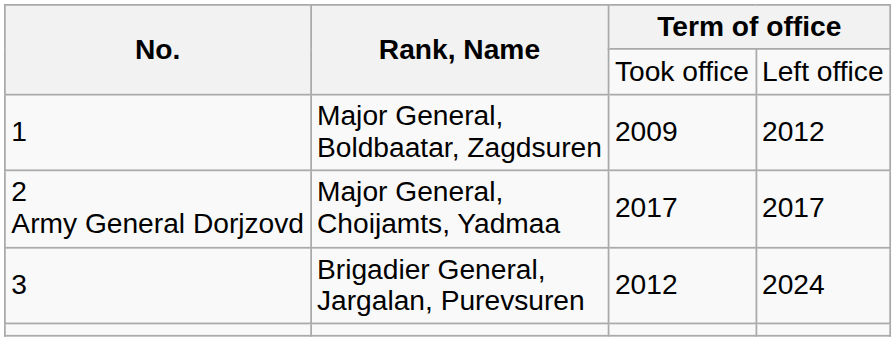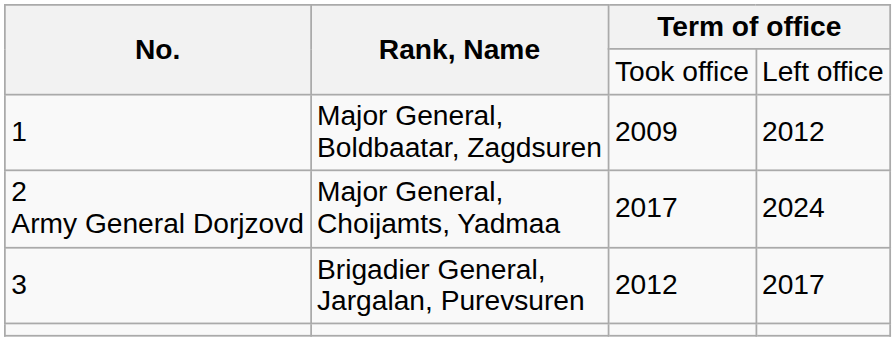(793, 208) 2017 -> (793, 208) 2024
(793, 284) 2024 -> (793, 284) 2017
